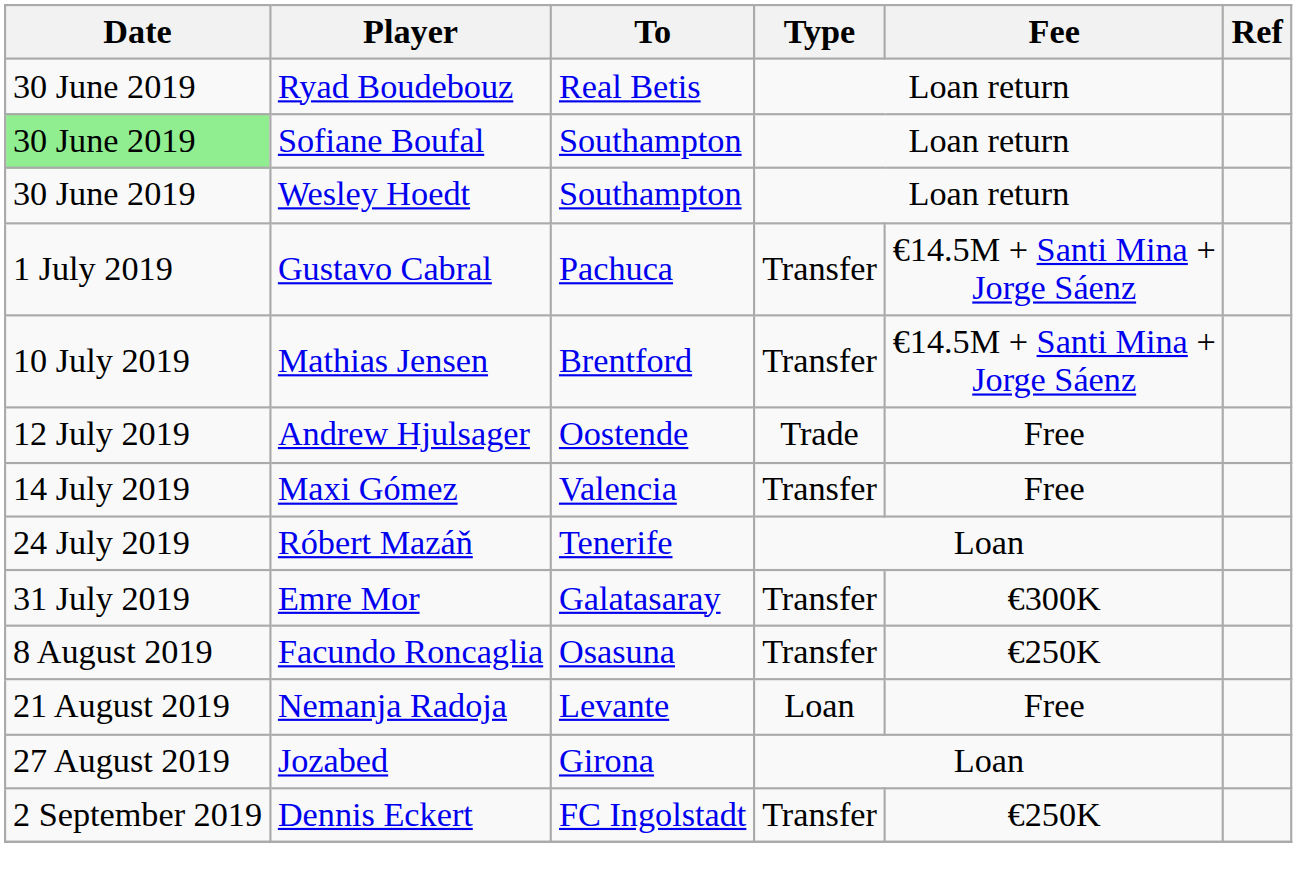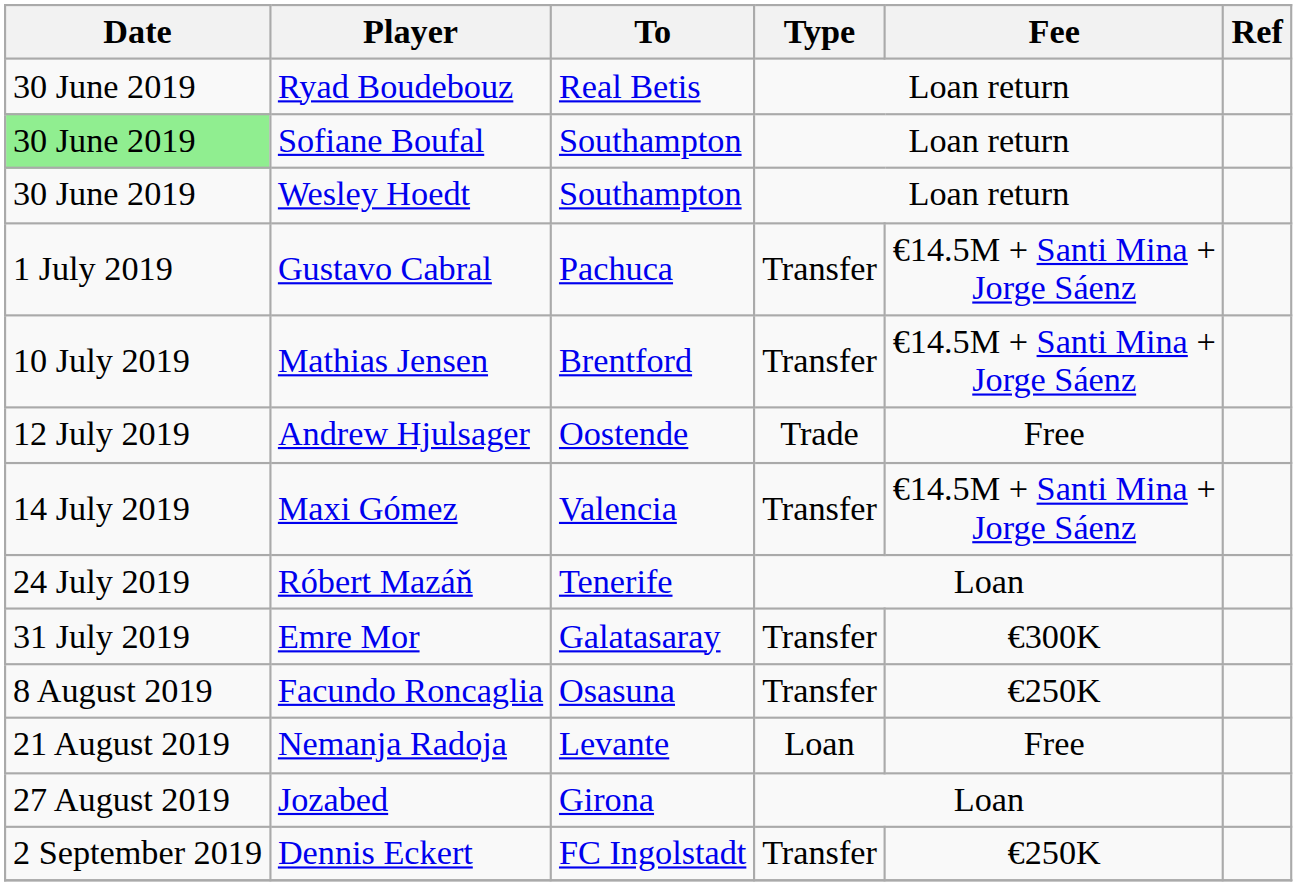(1054, 488) Free -> (1054, 508) €14.5M + Santi Mina + Jorge Sáenz
